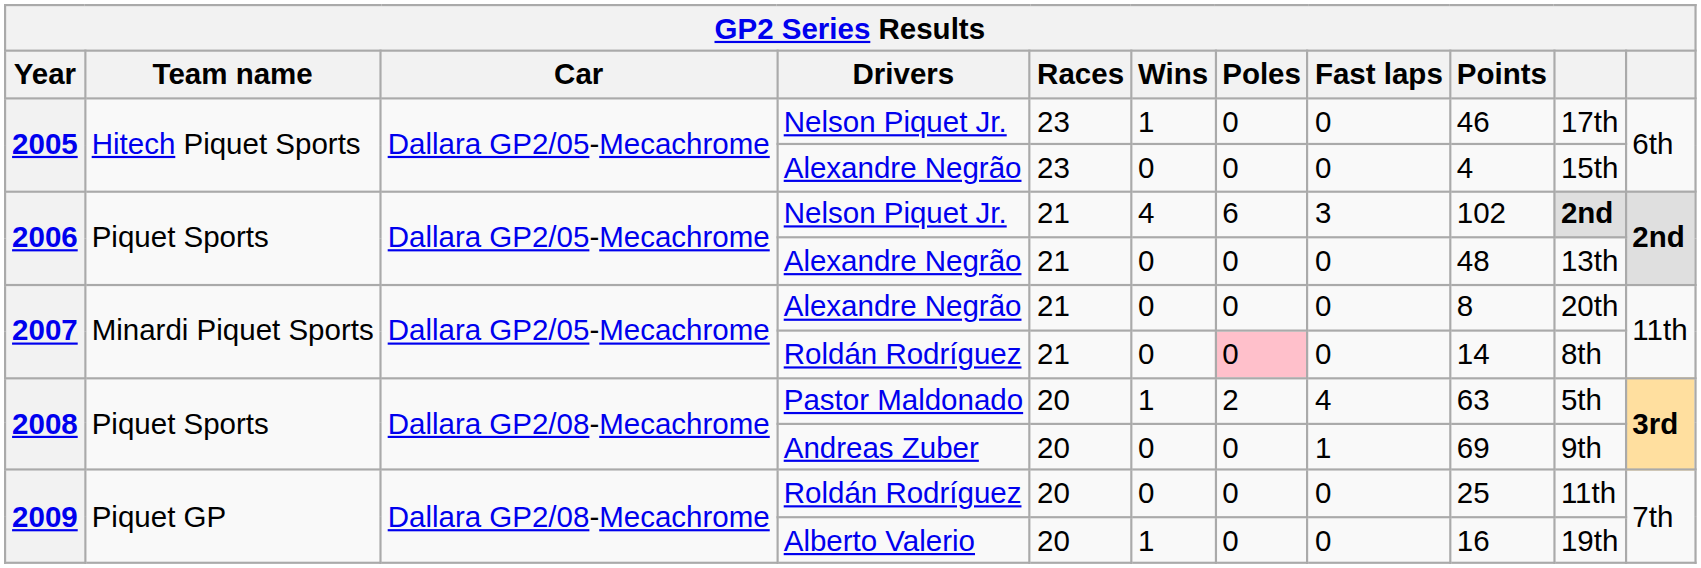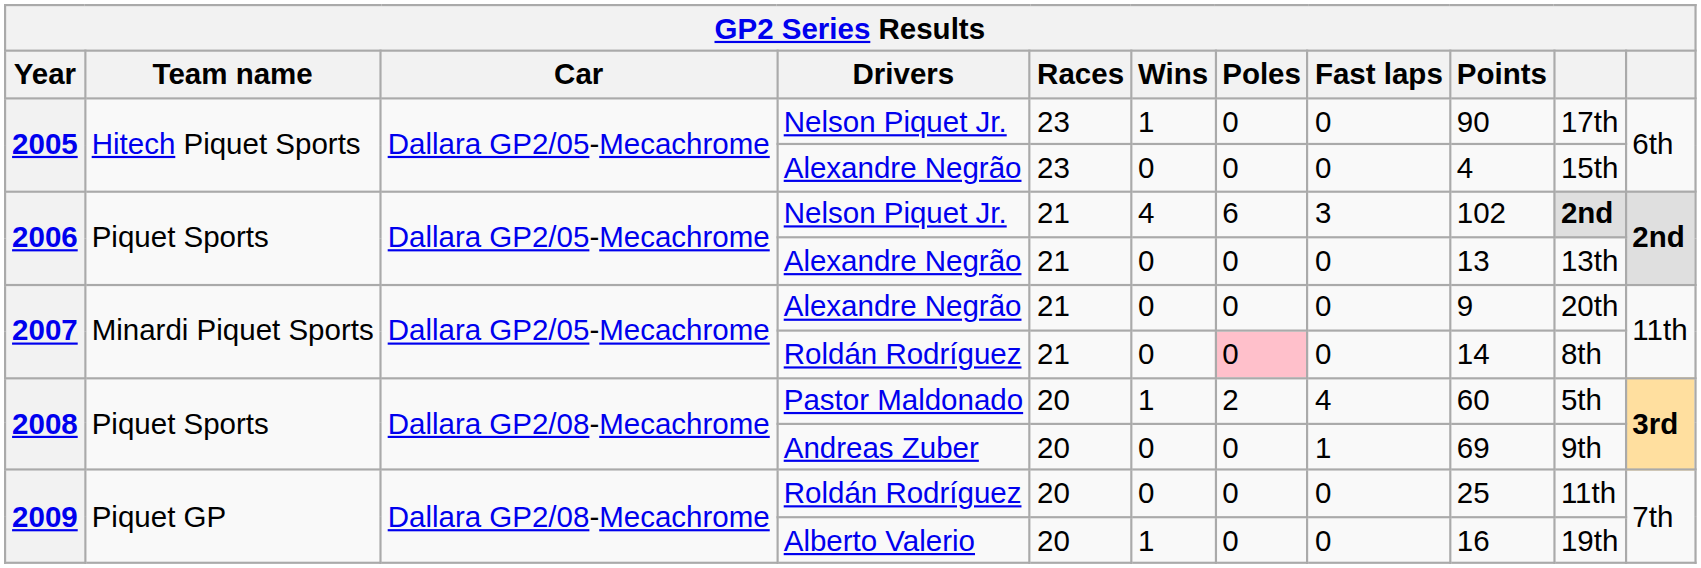(1473, 121) 46 -> (1473, 121) 90
(1473, 261) 48 -> (1473, 261) 13
(1465, 307) 8 -> (1465, 307) 9
(1473, 400) 63 -> (1473, 400) 60
